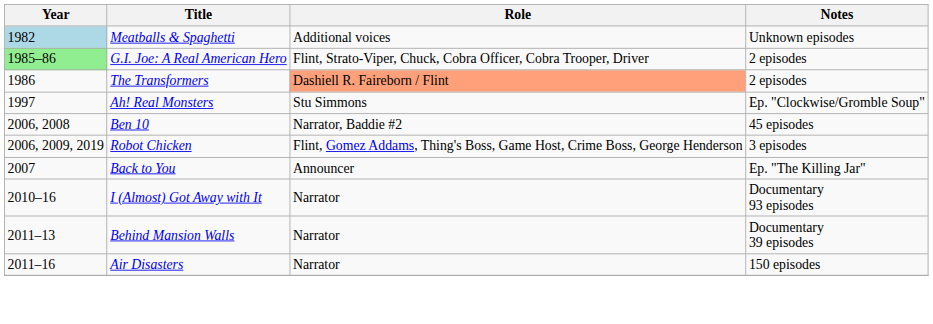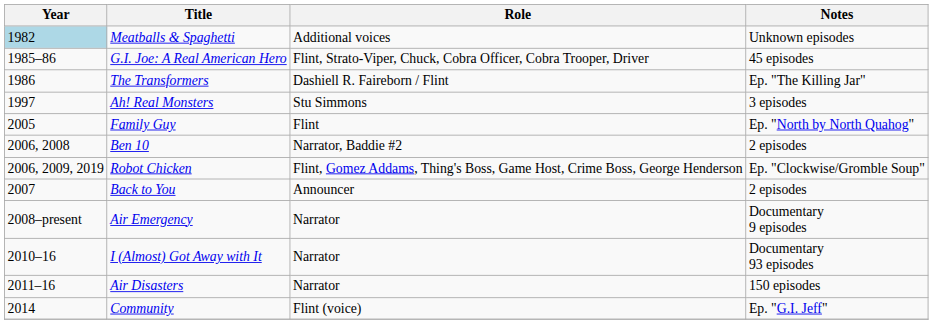(32, 59) lightgreen background -> (32, 59) no background
(778, 59) 2 episodes -> (781, 59) 45 episodes
(371, 80) lightsalmon background -> (371, 80) no background
(778, 80) 2 episodes -> (807, 80) Ep. "The Killing Jar"
(837, 102) Ep. "Clockwise/Gromble Soup" -> (778, 102) 3 episodes
+ row: (143, 124)
(781, 124) 45 episodes -> (778, 146) 2 episodes
(778, 146) 3 episodes -> (837, 168) Ep. "Clockwise/Gromble Soup"
(807, 168) Ep. "The Killing Jar" -> (778, 189) 2 episodes
+ row: (151, 219)
- row: (172, 235)
+ row: (142, 308)
